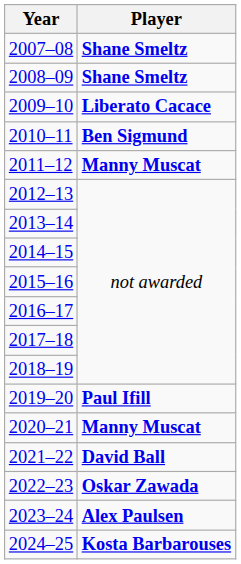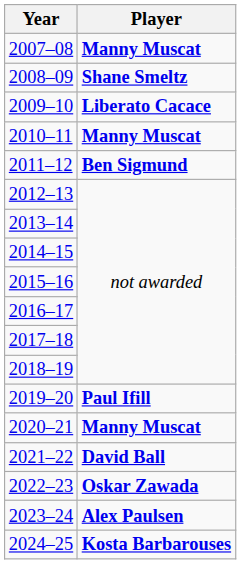(135, 48) Shane Smeltz -> (141, 48) Manny Muscat
(135, 135) Ben Sigmund -> (141, 135) Manny Muscat
(141, 164) Manny Muscat -> (135, 164) Ben Sigmund
